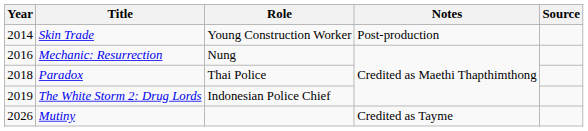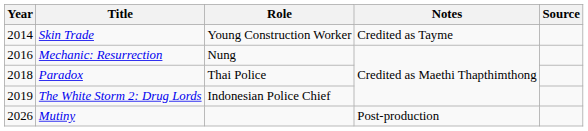(398, 34) Post-production -> (405, 34) Credited as Tayme
(405, 116) Credited as Tayme -> (398, 116) Post-production
